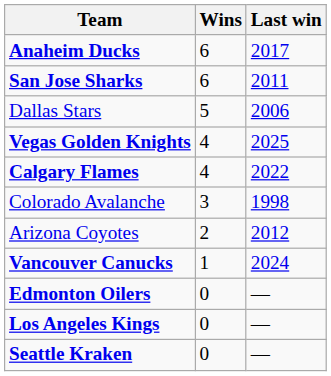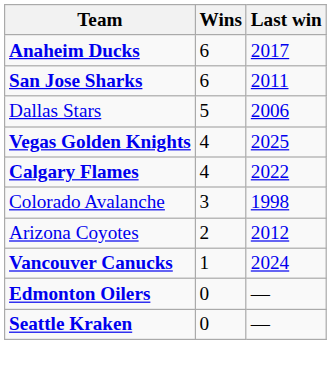- row: (84, 324)
